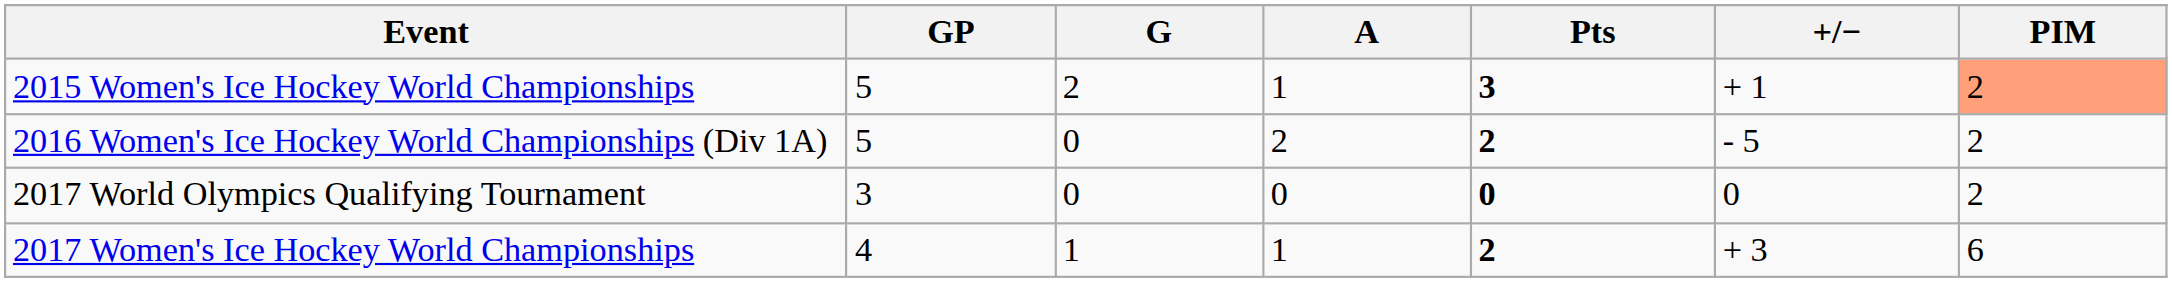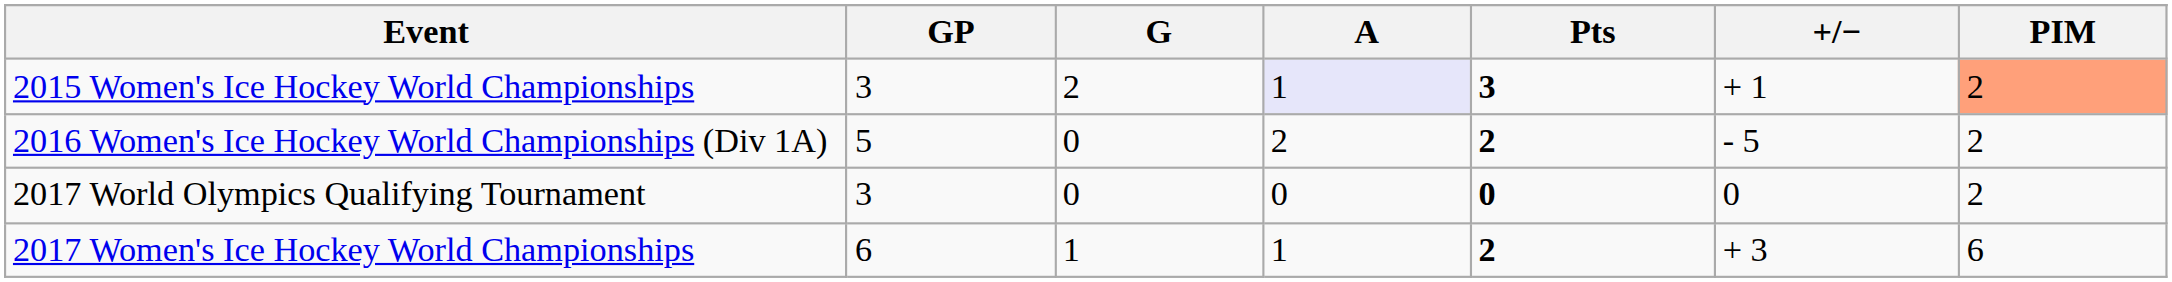(863, 85) 5 -> (863, 85) 3
(1279, 85) no background -> (1279, 85) lavender background
(863, 248) 4 -> (863, 248) 6
